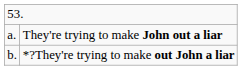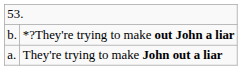rows swapped: (123, 34) <-> (129, 55)
